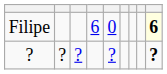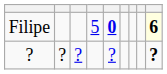(95, 26) 6 -> (95, 26) 5
(112, 26) normal -> (112, 26) bold
